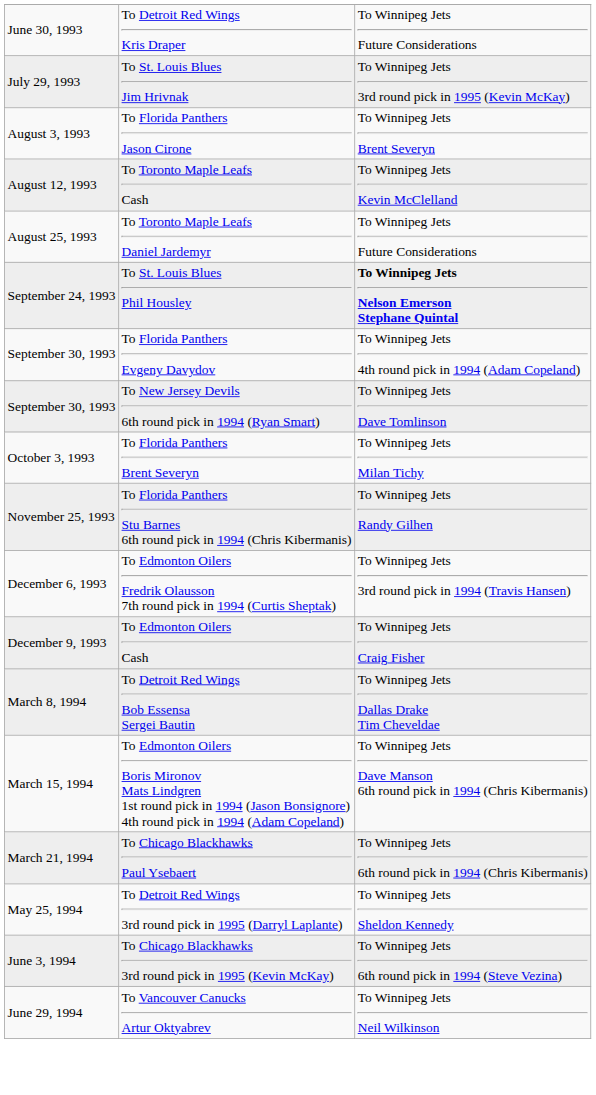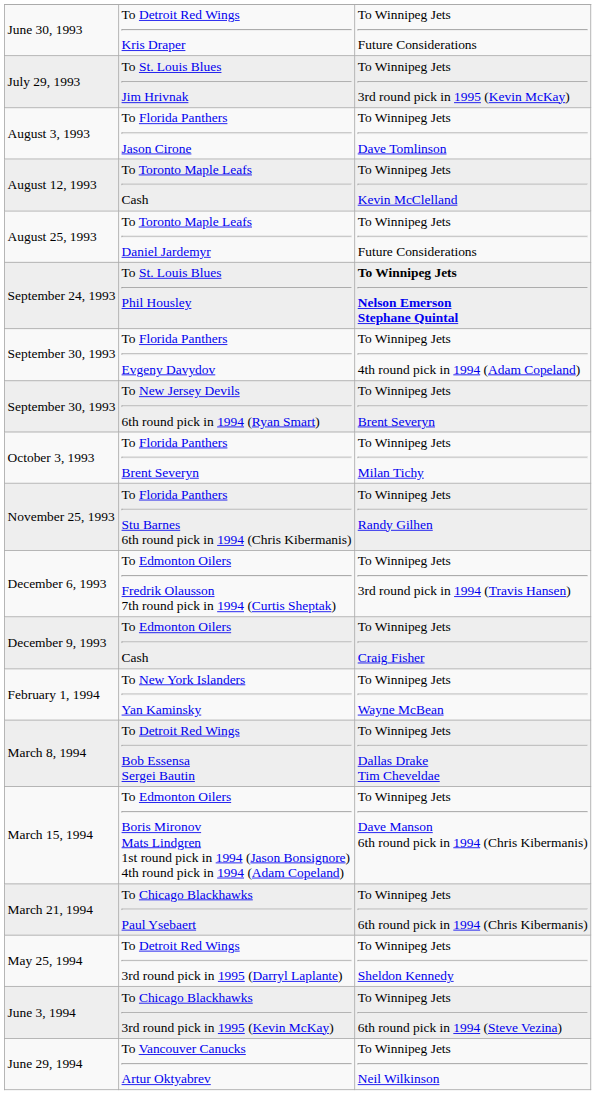(473, 133) To Winnipeg Jets Brent Severyn -> (473, 133) To Winnipeg Jets Dave Tomlinson
(473, 406) To Winnipeg Jets Dave Tomlinson -> (473, 406) To Winnipeg Jets Brent Severyn
+ row: (237, 694)
